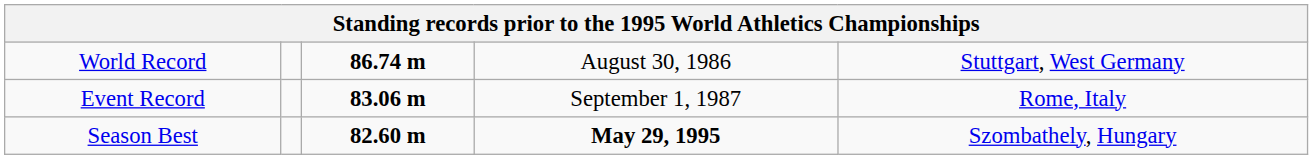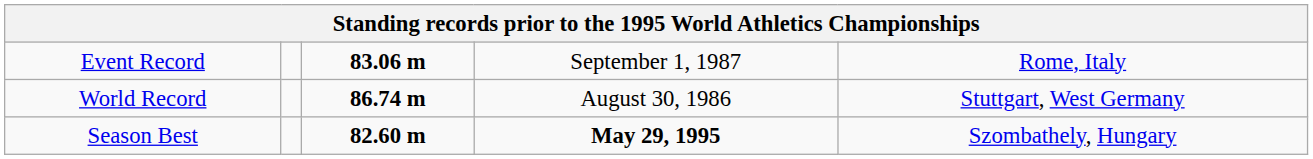rows swapped: (143, 60) <-> (143, 97)
